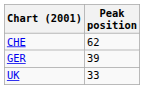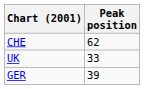rows swapped: (16, 59) <-> (13, 76)
